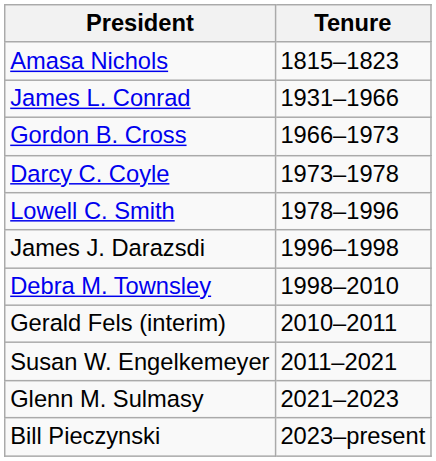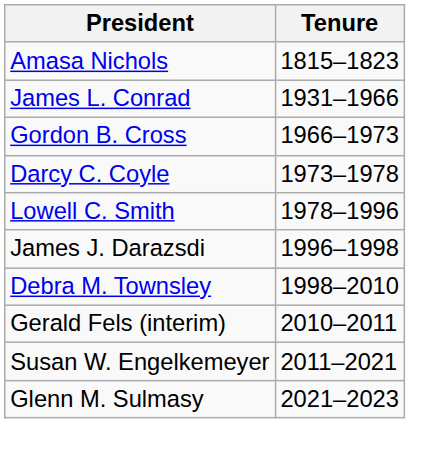- row: (85, 436)
